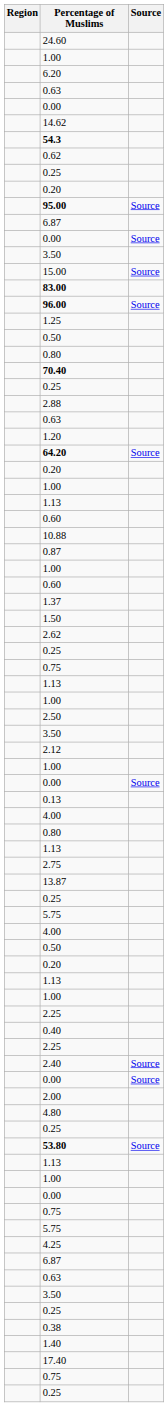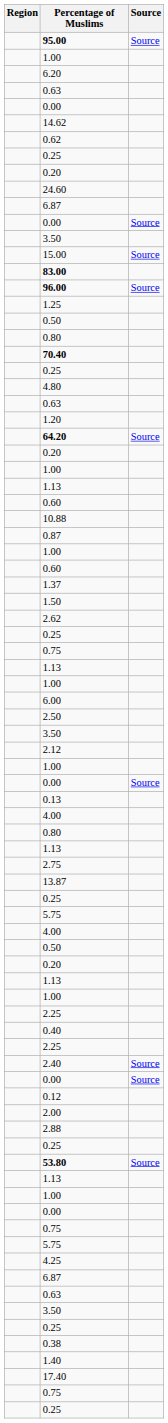rows swapped: (54, 40) <-> (54, 205)
- row: (52, 139)
rows swapped: (52, 1113) <-> (52, 403)
+ row: (52, 700)
+ row: (52, 1096)
